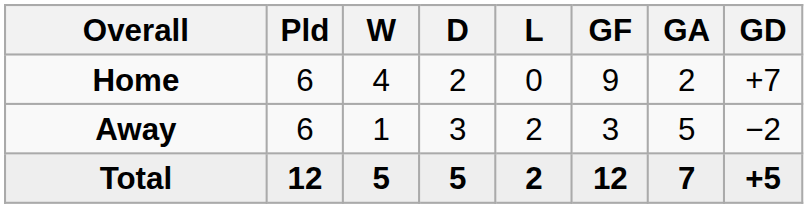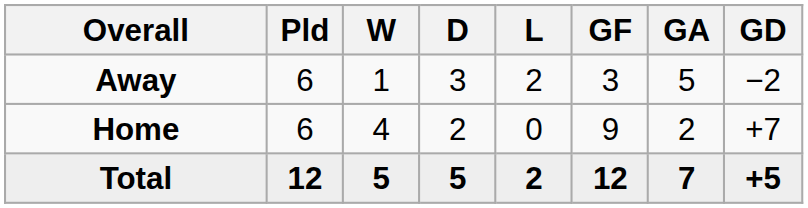rows swapped: (136, 80) <-> (136, 129)
